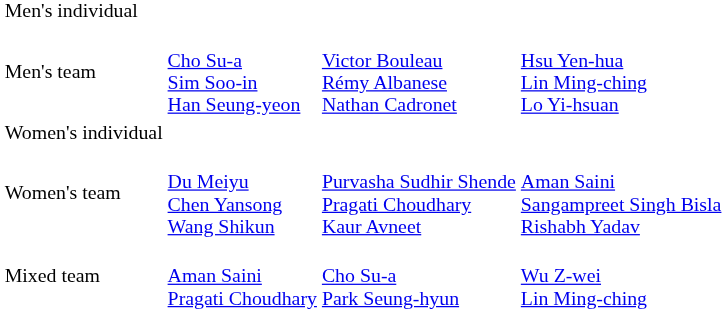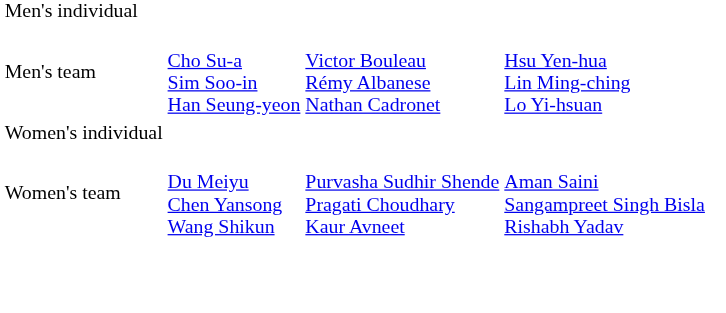- row: (52, 276)
